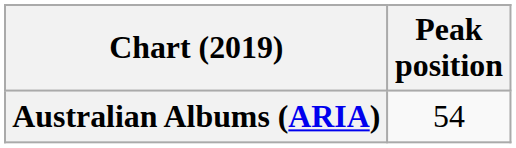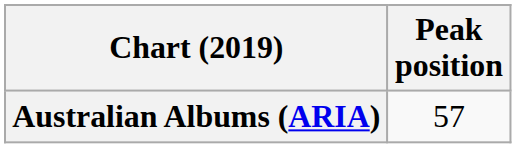(449, 116) 54 -> (449, 116) 57
